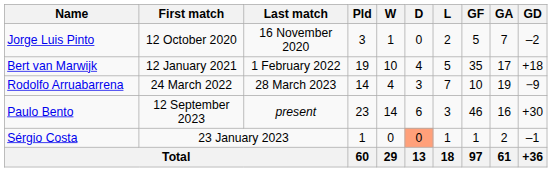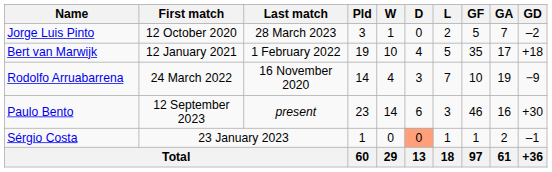(296, 40) 16 November 2020 -> (296, 33) 28 March 2023
(296, 85) 28 March 2023 -> (296, 78) 16 November 2020
